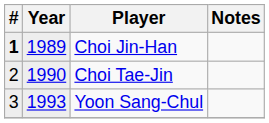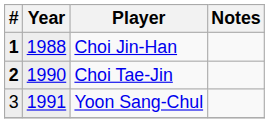(46, 46) 1989 -> (46, 46) 1988
(14, 74) normal -> (14, 74) bold
(46, 103) 1993 -> (46, 103) 1991
